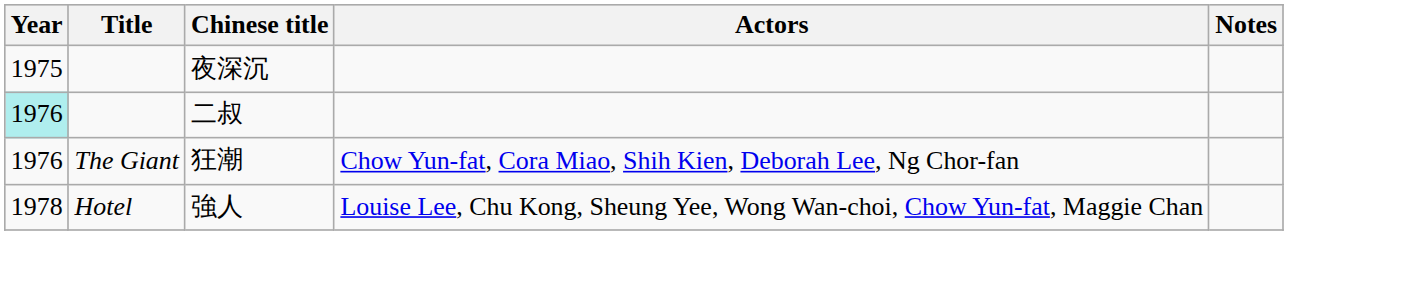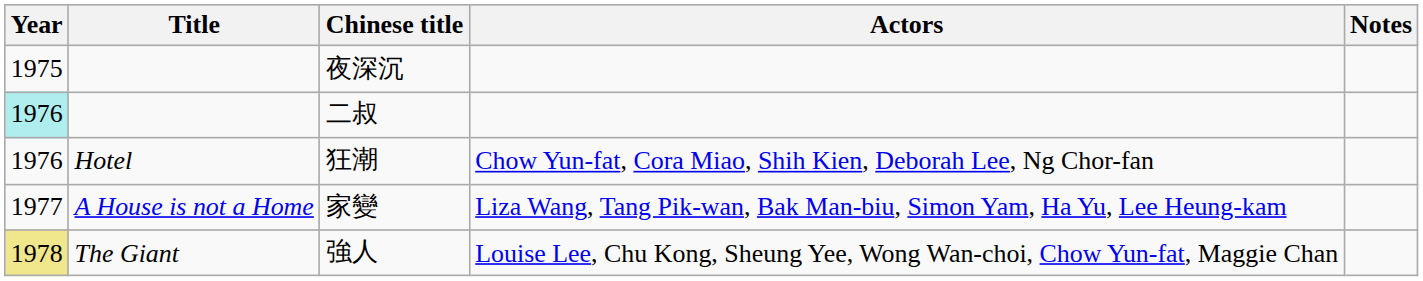(127, 160) The Giant -> (103, 160) Hotel
+ row: (352, 205)
(37, 206) no background -> (37, 252) khaki background
(103, 206) Hotel -> (127, 252) The Giant
